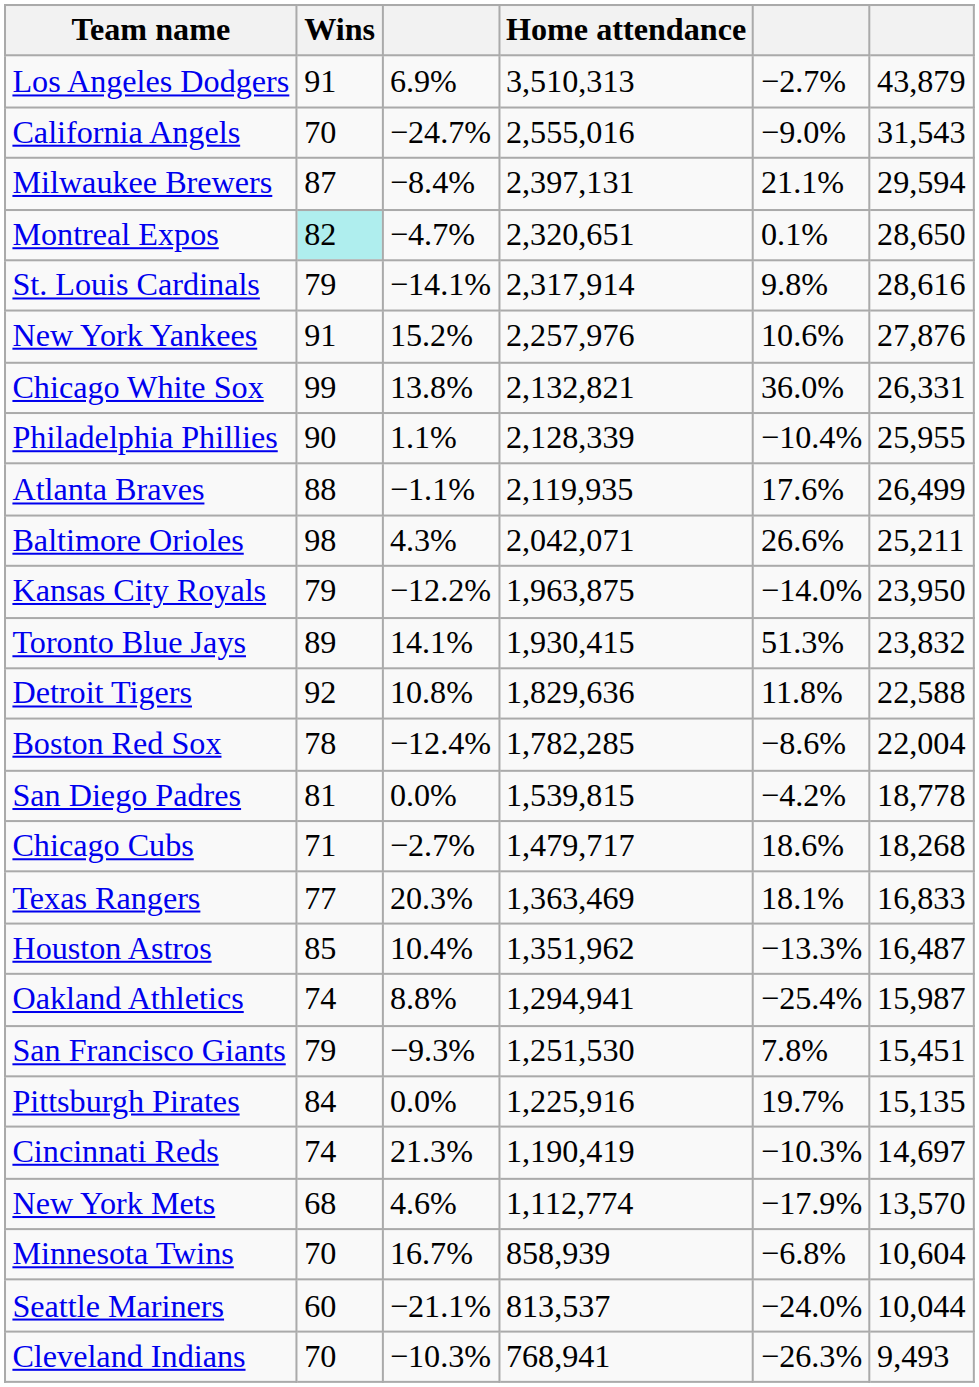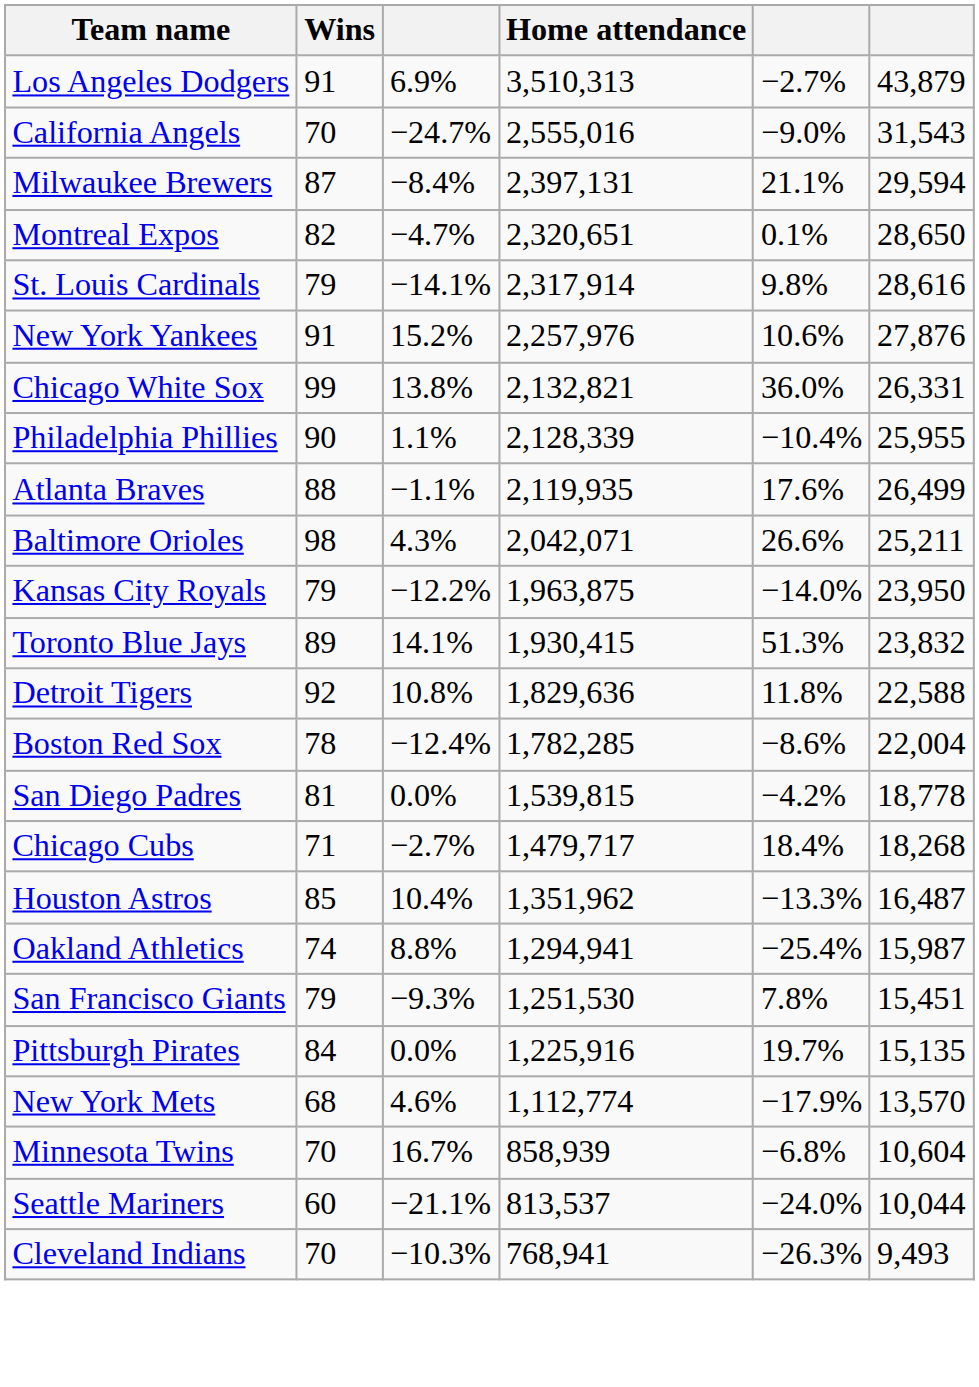(320, 234) paleturquoise background -> (320, 234) no background
(803, 846) 18.6% -> (803, 846) 18.4%
- row: (106, 897)
- row: (116, 1152)
